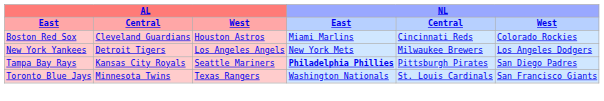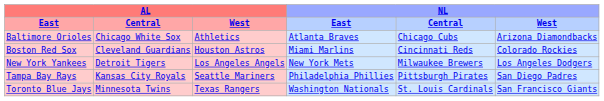+ row: (49, 37)
(341, 63) bold -> (341, 76) normal
